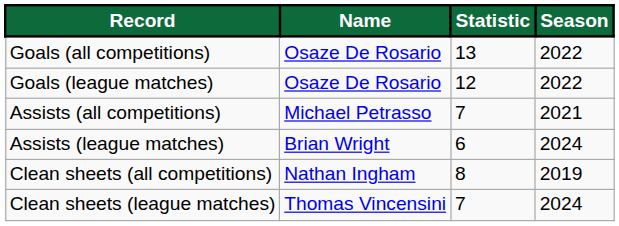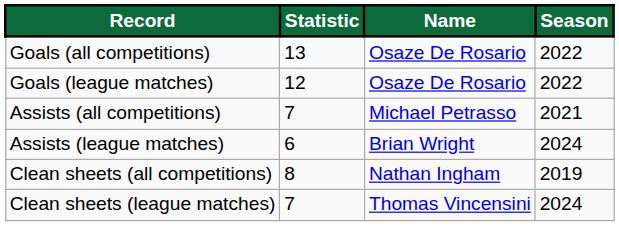columns swapped: (365, 20) <-> (493, 20)
